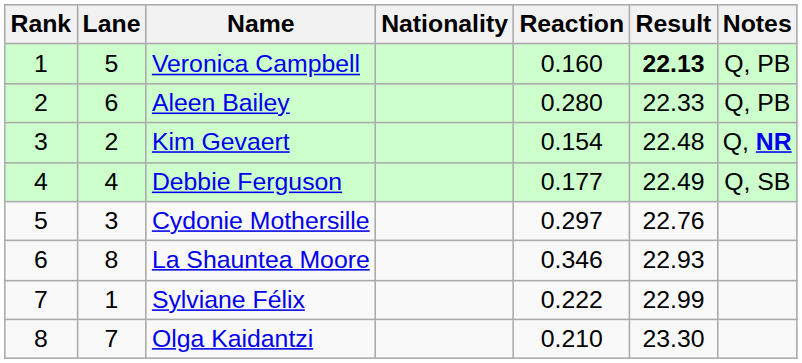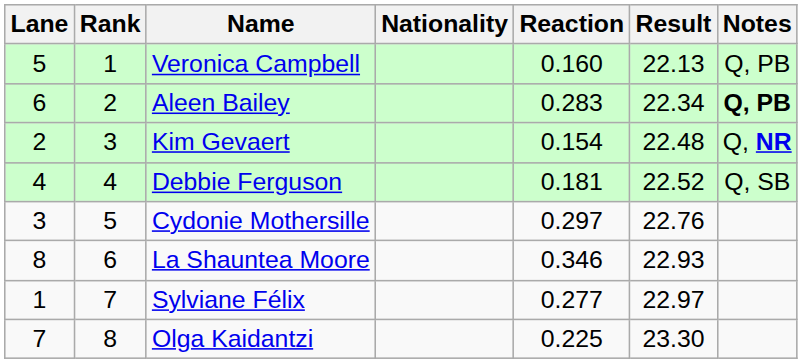columns swapped: (41, 24) <-> (112, 24)
(673, 63) bold -> (673, 63) normal
(572, 102) 0.280 -> (572, 102) 0.283
(673, 102) 22.33 -> (673, 102) 22.34
(757, 102) normal -> (757, 102) bold
(572, 181) 0.177 -> (572, 181) 0.181
(673, 181) 22.49 -> (673, 181) 22.52
(572, 299) 0.222 -> (572, 299) 0.277
(673, 299) 22.99 -> (673, 299) 22.97
(572, 338) 0.210 -> (572, 338) 0.225
